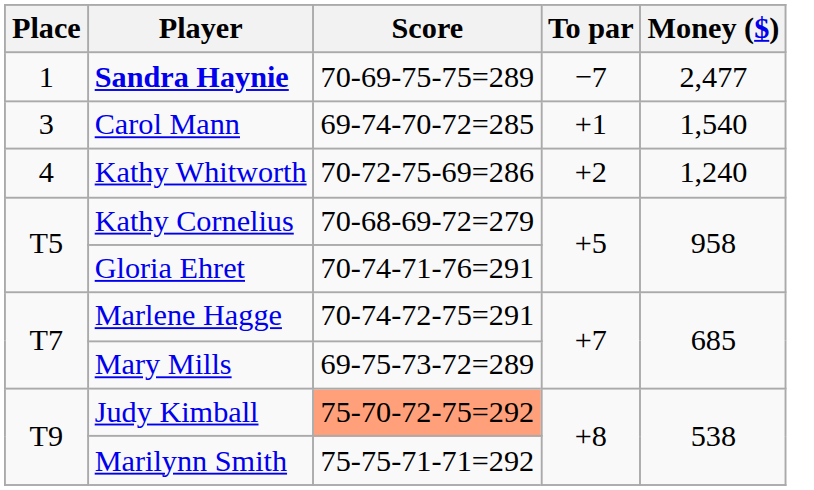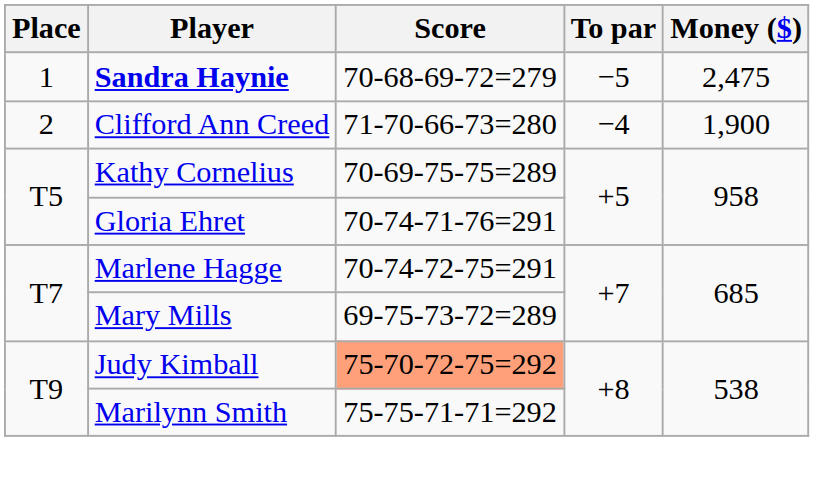(427, 76) 70-69-75-75=289 -> (450, 76) 70-68-69-72=279
(591, 76) −7 -> (613, 76) −5
(713, 76) 2,477 -> (736, 76) 2,475
+ row: (212, 124)
- row: (167, 124)
- row: (201, 172)
(427, 220) 70-68-69-72=279 -> (450, 172) 70-69-75-75=289
